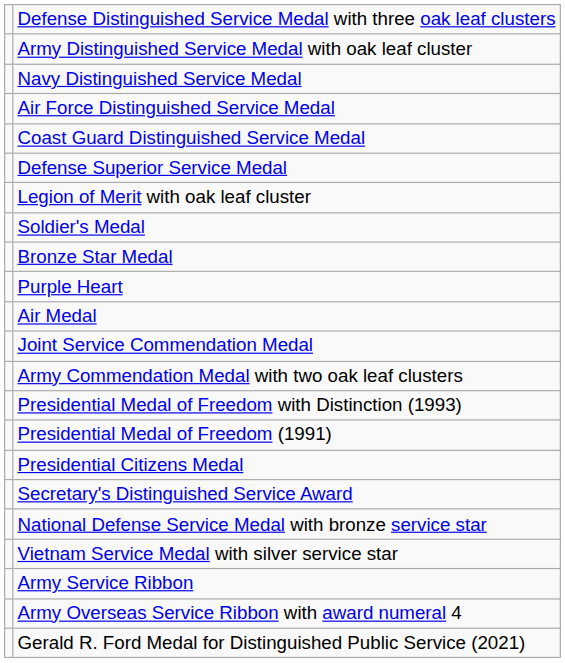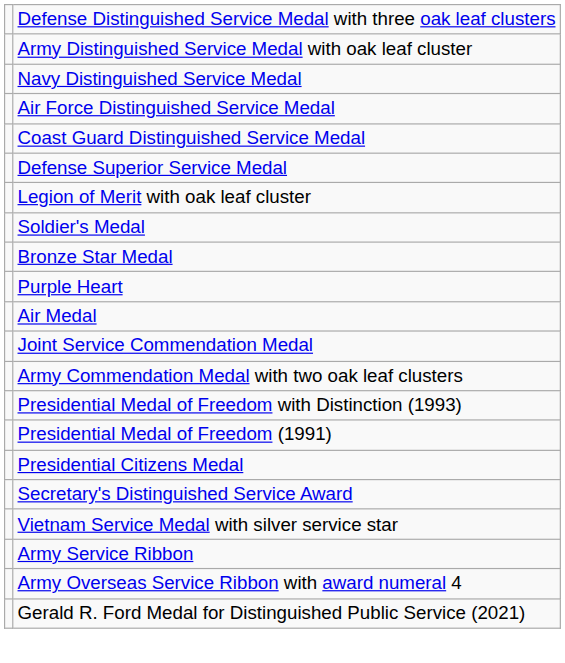- row: (252, 524)
